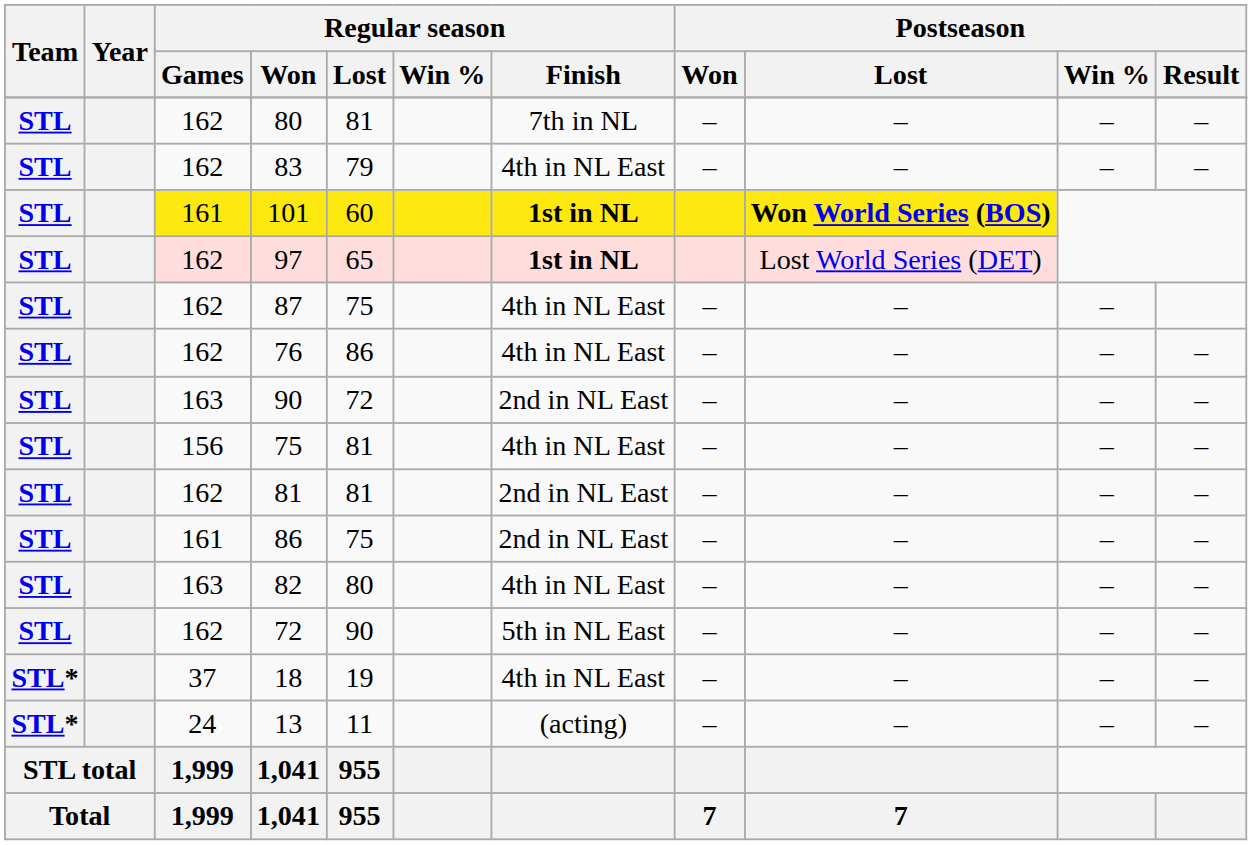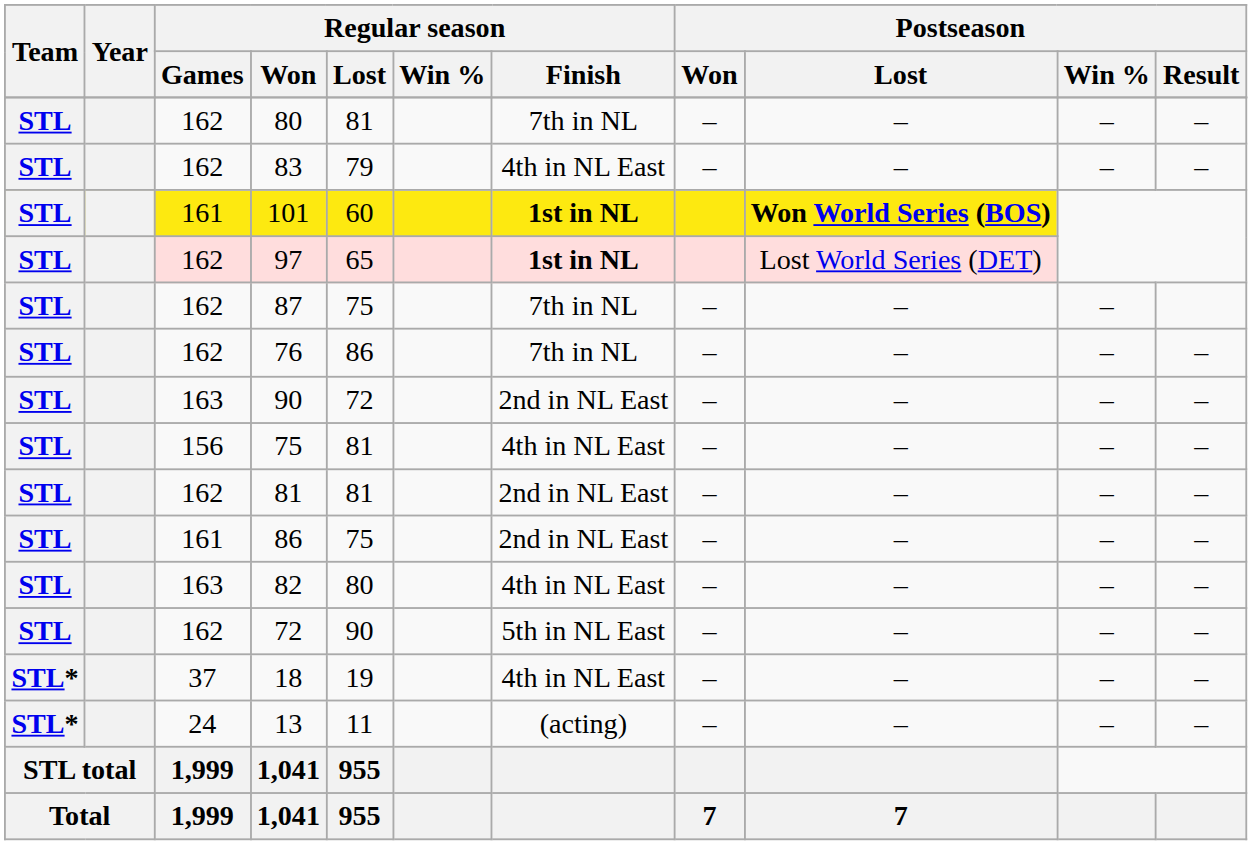(583, 306) 4th in NL East -> (583, 306) 7th in NL
(583, 352) 4th in NL East -> (583, 352) 7th in NL
